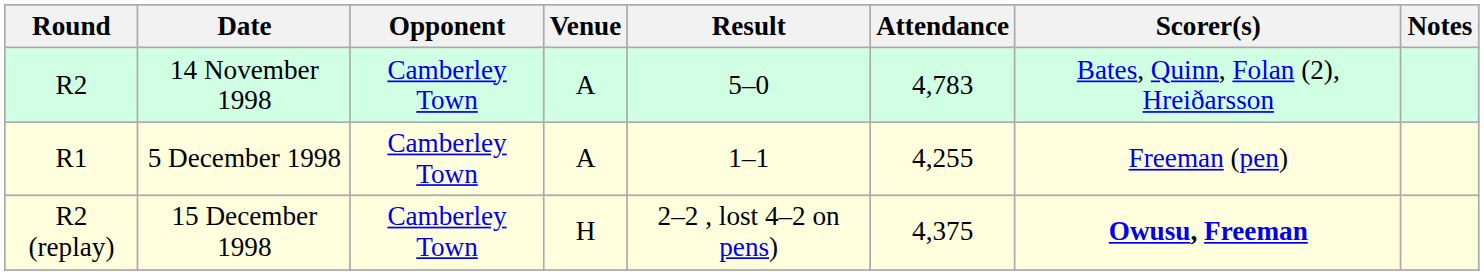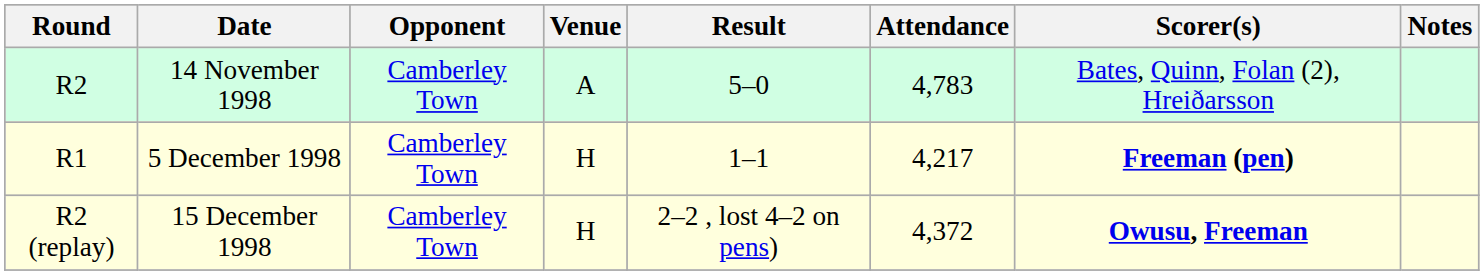(585, 158) A -> (585, 158) H
(943, 158) 4,255 -> (943, 158) 4,217
(1208, 158) normal -> (1208, 158) bold
(943, 231) 4,375 -> (943, 231) 4,372
